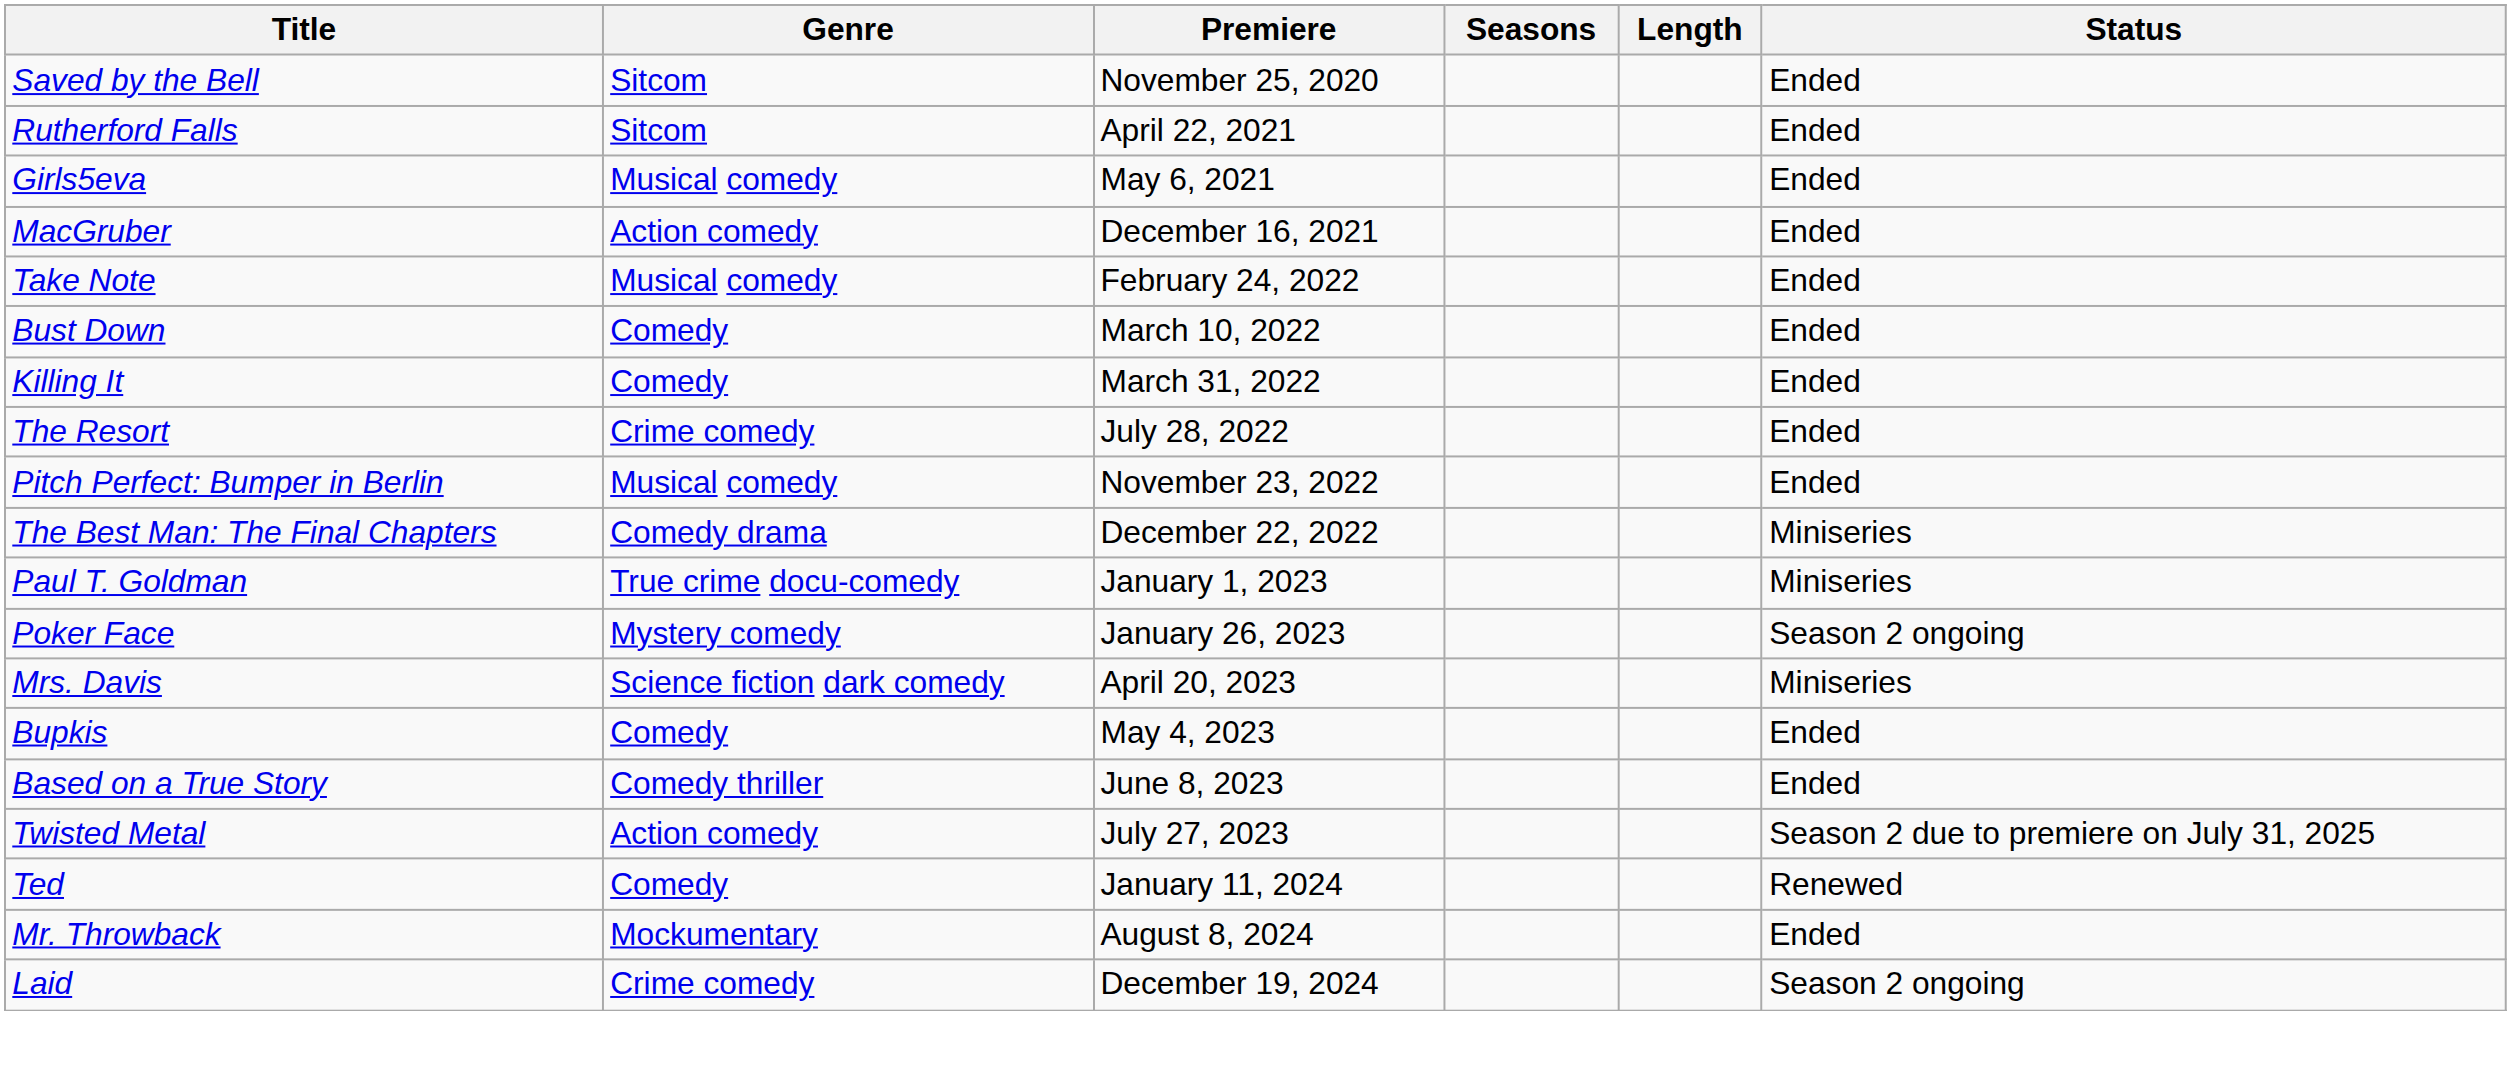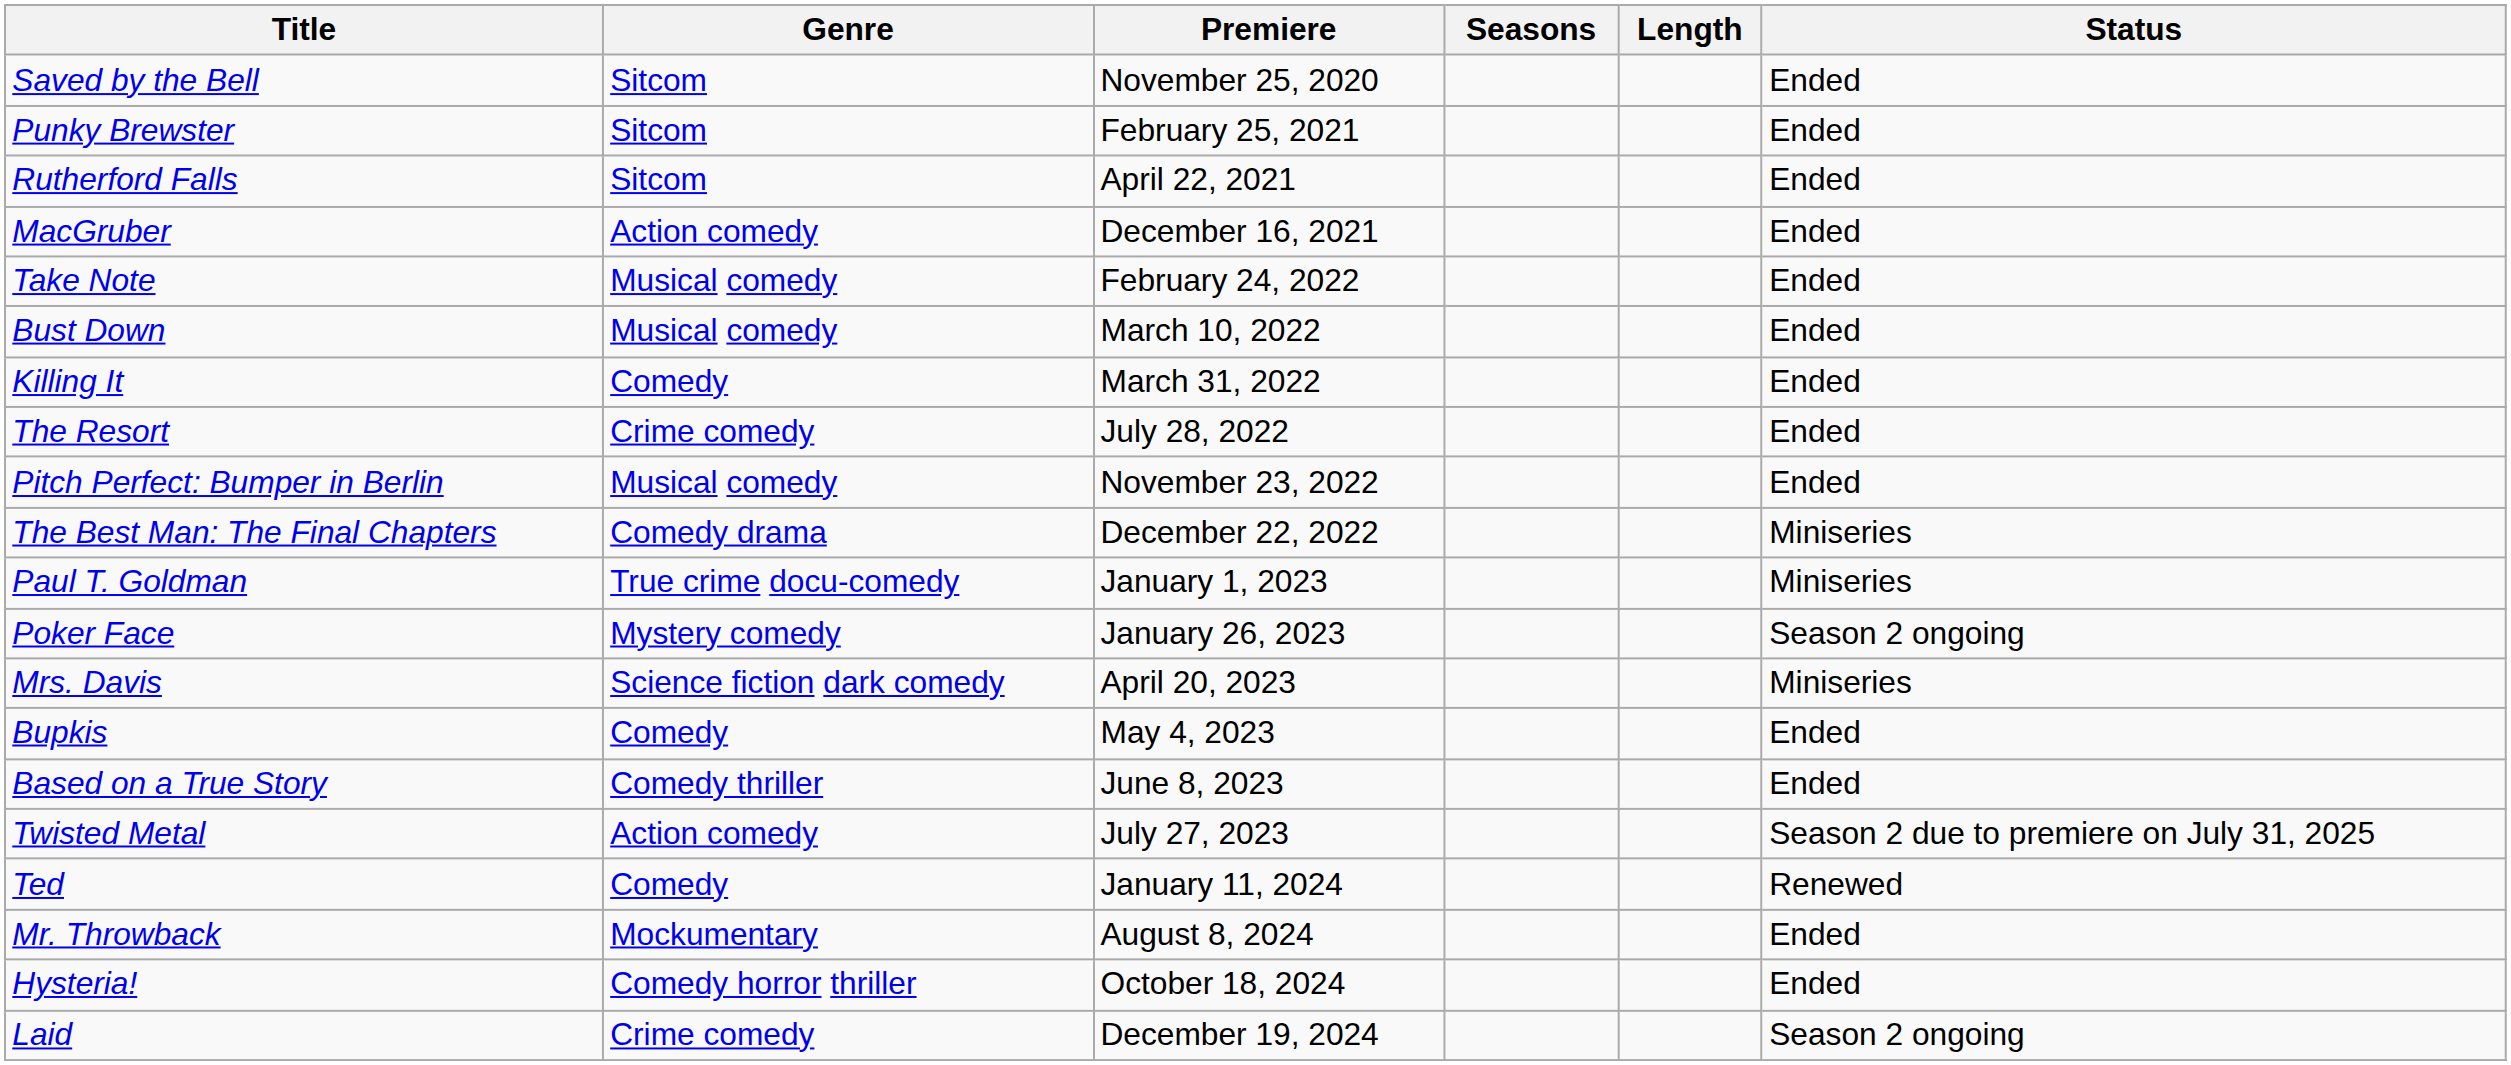+ row: (123, 130)
- row: (79, 180)
(669, 331) Comedy -> (724, 331) Musical comedy
+ row: (75, 984)
